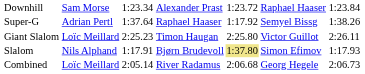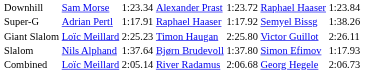(138, 22) 1:37.64 -> (138, 22) 1:17.91
(138, 50) 1:17.91 -> (138, 50) 1:37.64
(242, 50) khaki background -> (242, 50) no background
